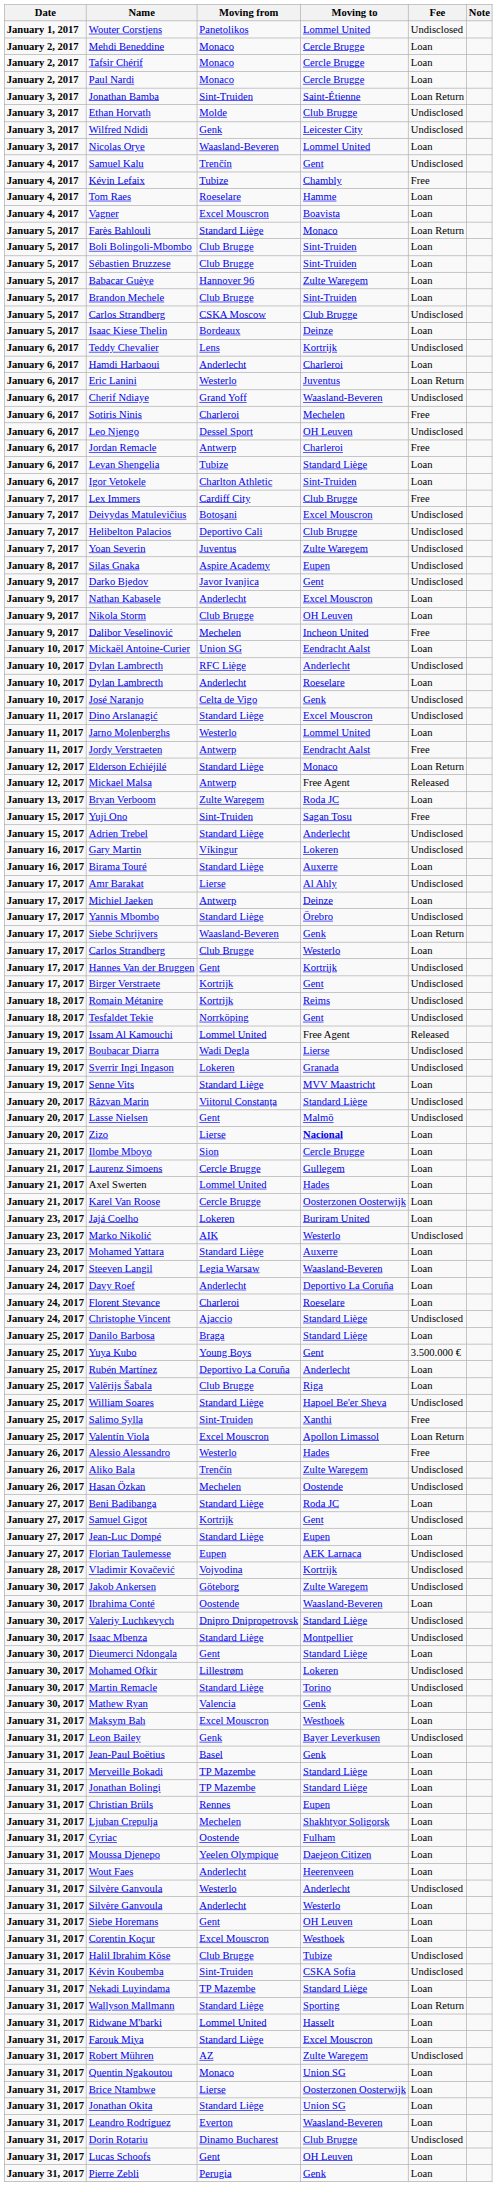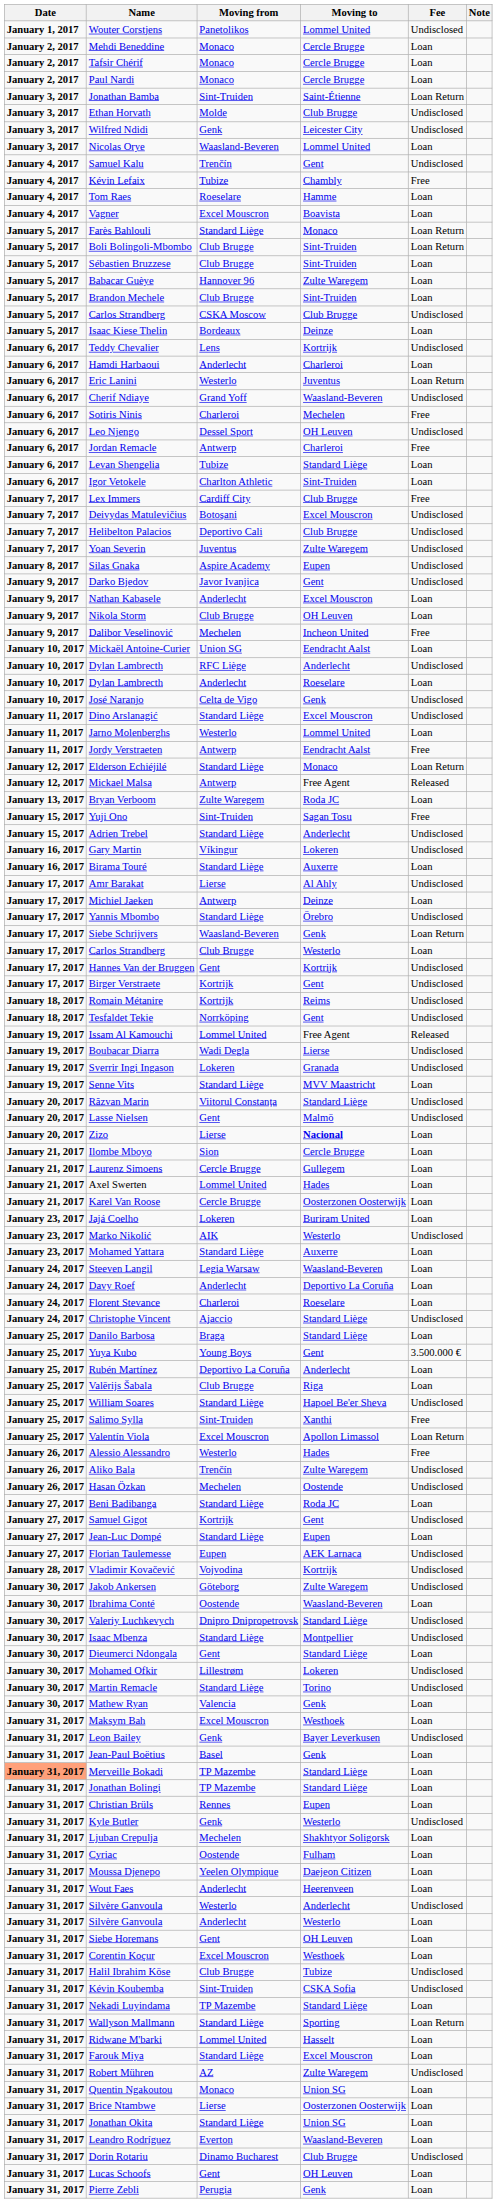(422, 247) Loan -> (437, 247) Loan Return
(45, 1771) no background -> (45, 1771) lightsalmon background
+ row: (114, 1821)
